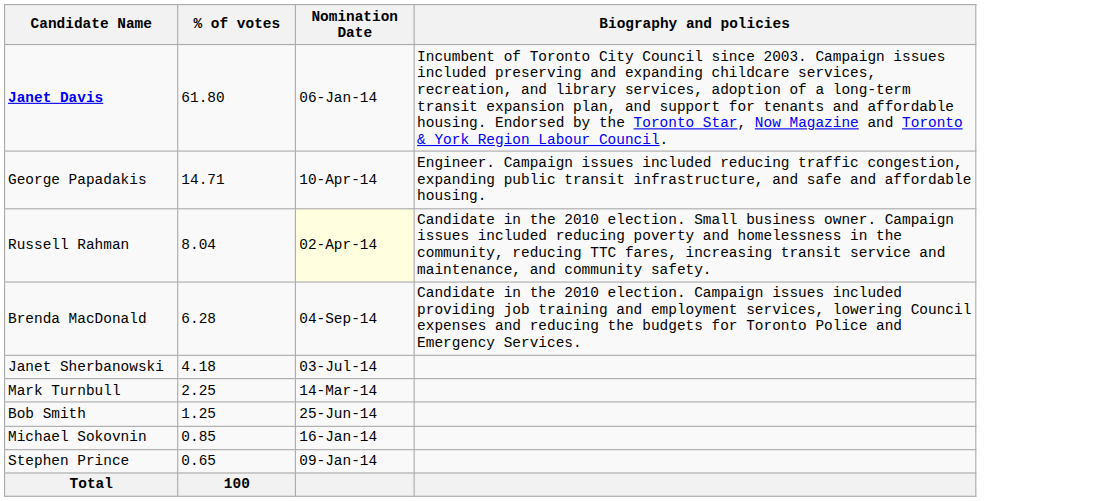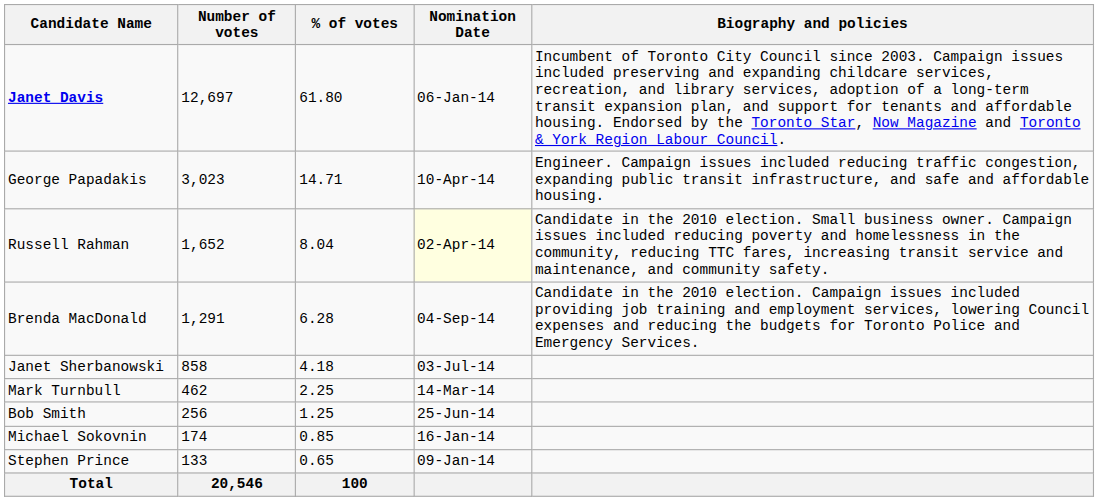+ column: (237, 25)
